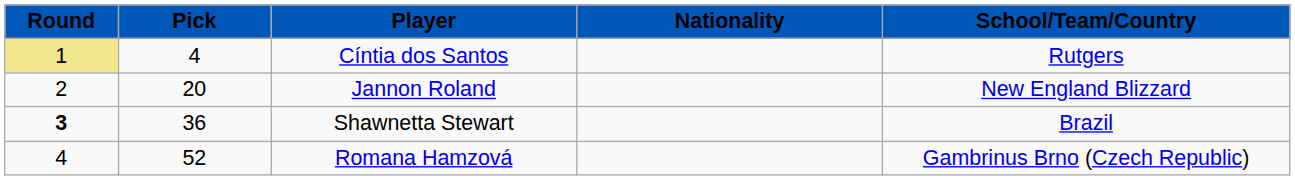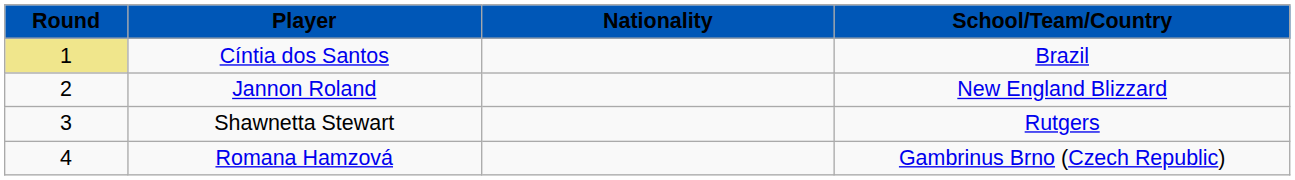- column: (194, 21)
(1086, 55) Rutgers -> (1062, 55) Brazil
(61, 123) bold -> (66, 123) normal
(1086, 123) Brazil -> (1062, 123) Rutgers
